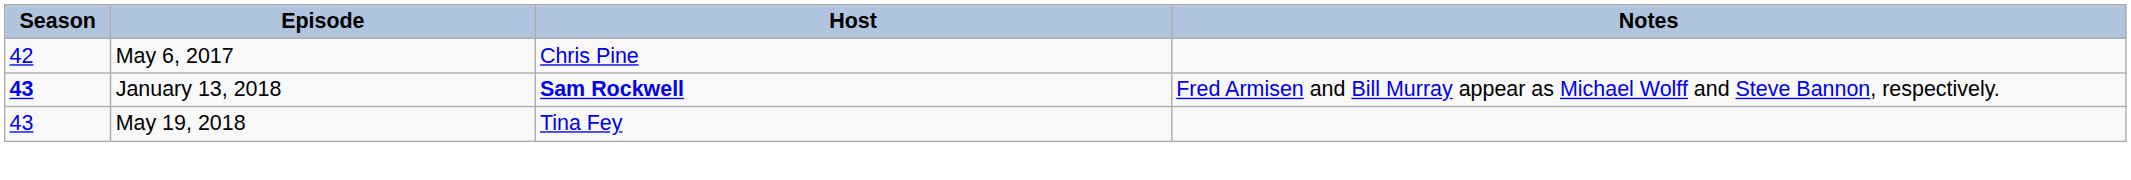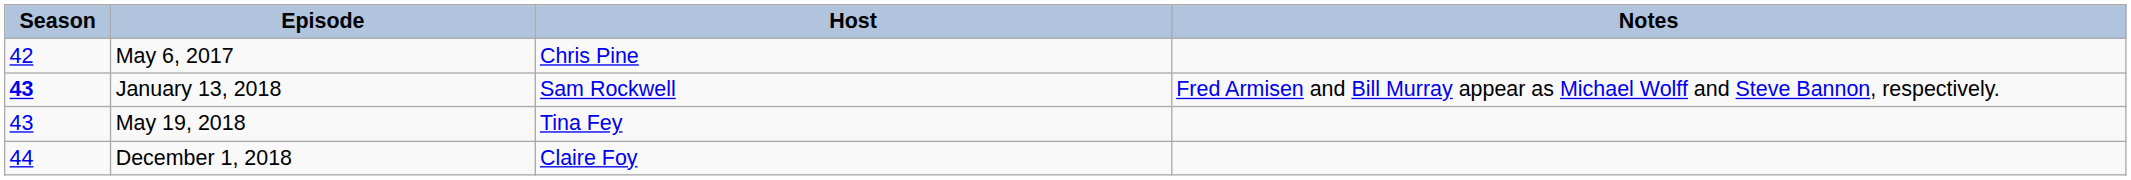(612, 89) bold -> (608, 89) normal
+ row: (204, 157)
